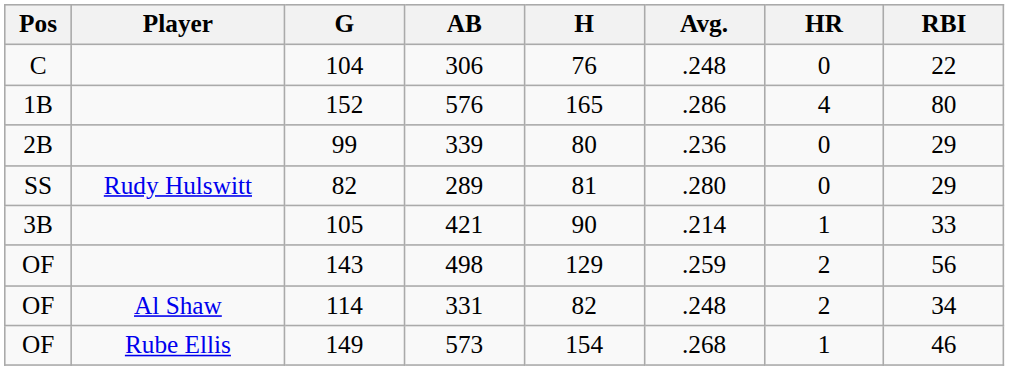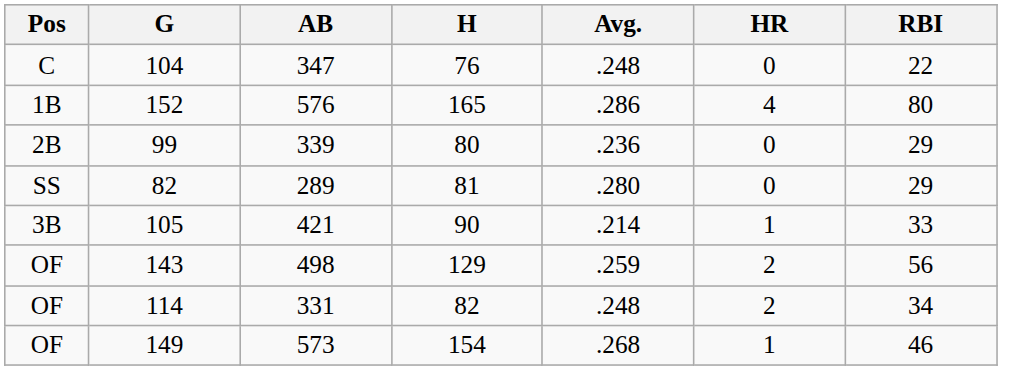- column: (178, 24)
(464, 64) 306 -> (316, 64) 347
